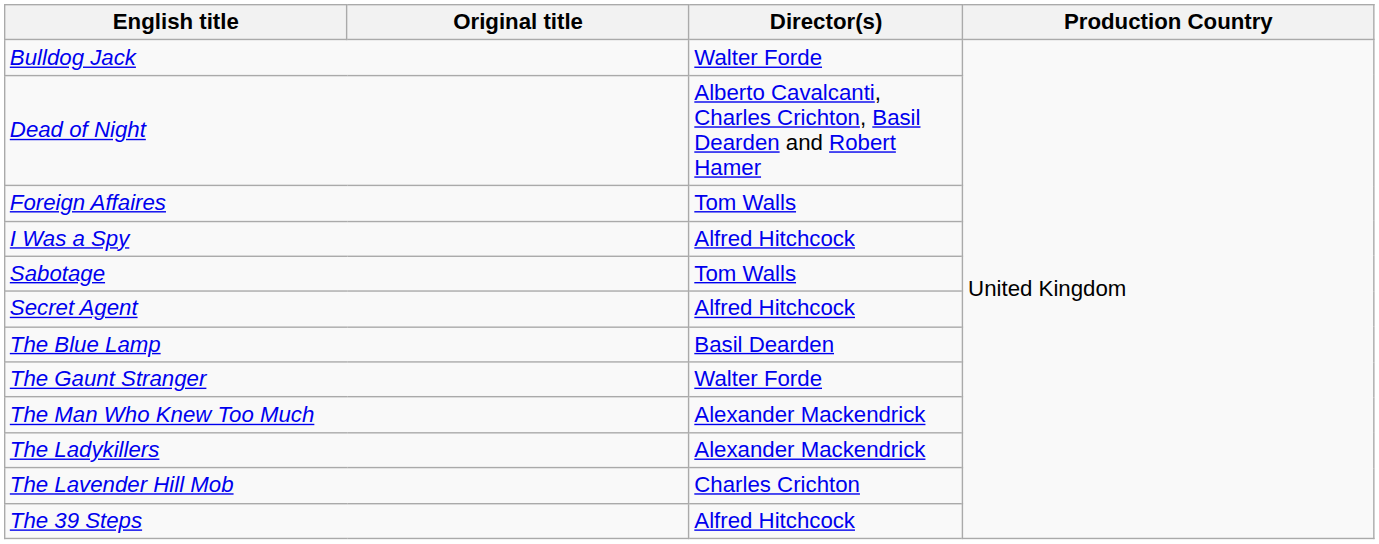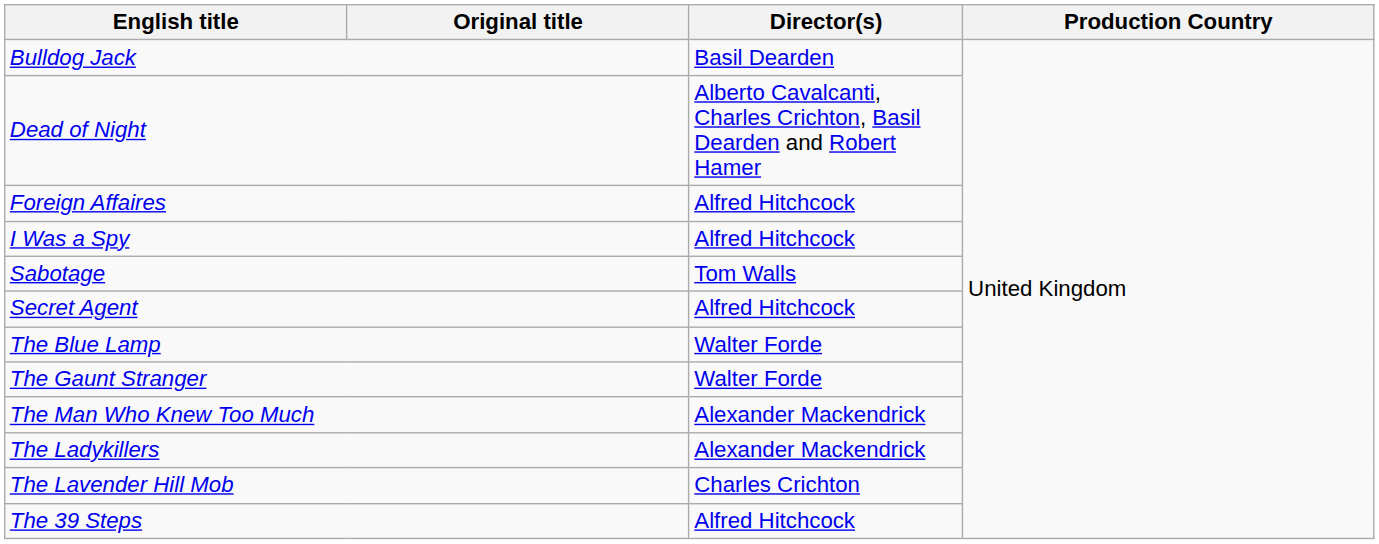(758, 57) Walter Forde -> (764, 57) Basil Dearden
(745, 203) Tom Walls -> (775, 203) Alfred Hitchcock
(764, 344) Basil Dearden -> (758, 344) Walter Forde
